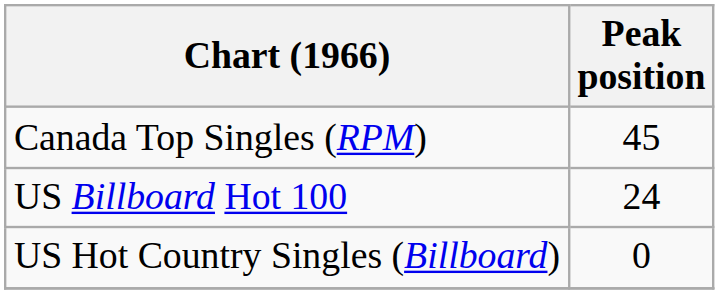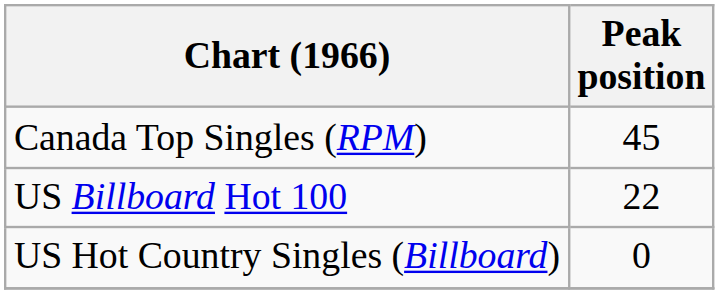(641, 196) 24 -> (641, 196) 22
